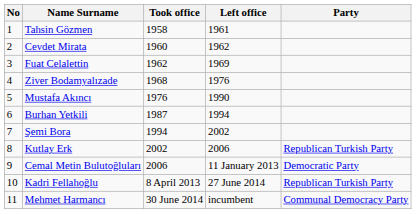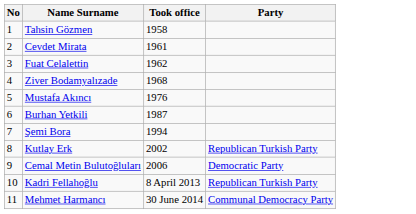- column: (243, 13)
(157, 47) 1960 -> (157, 47) 1961
